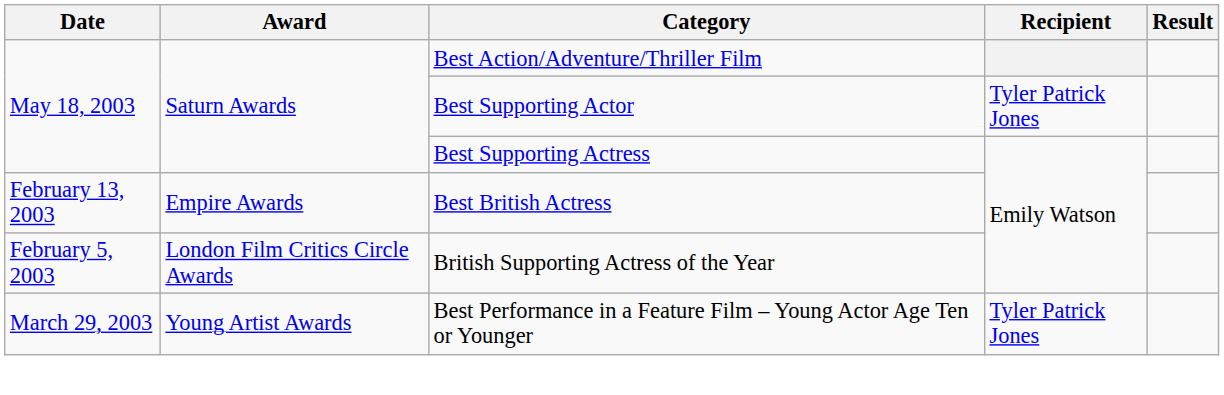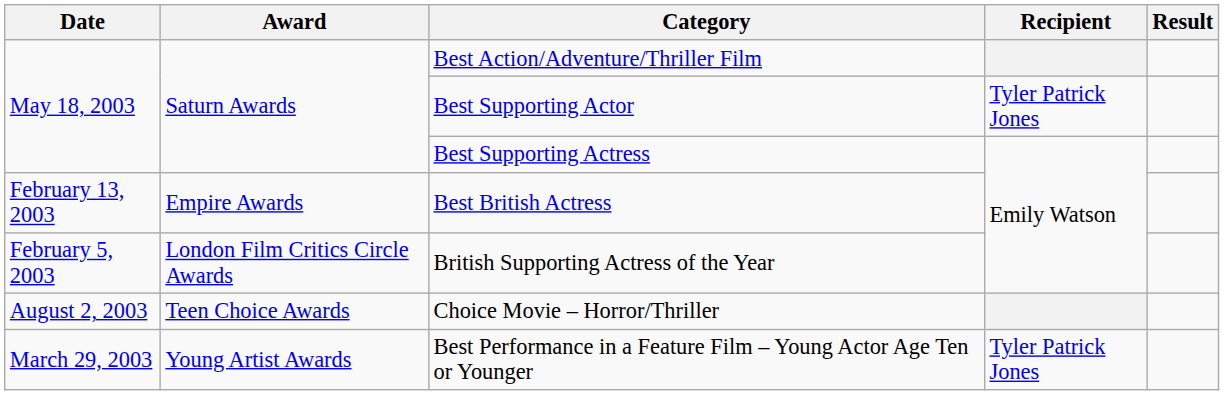+ row: (576, 311)
